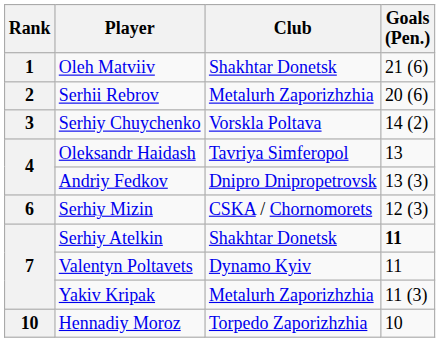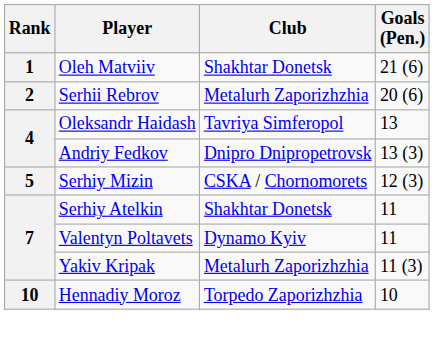- row: (130, 124)
(30, 209) 6 -> (30, 180) 5
(393, 237) bold -> (389, 209) normal
